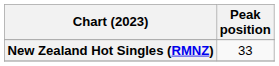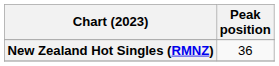(245, 50) 33 -> (245, 50) 36
